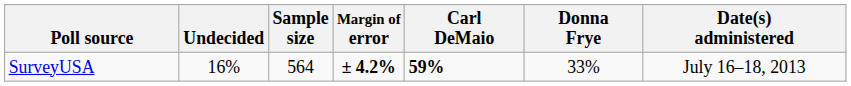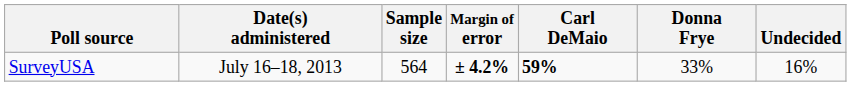columns swapped: (744, 28) <-> (224, 38)
